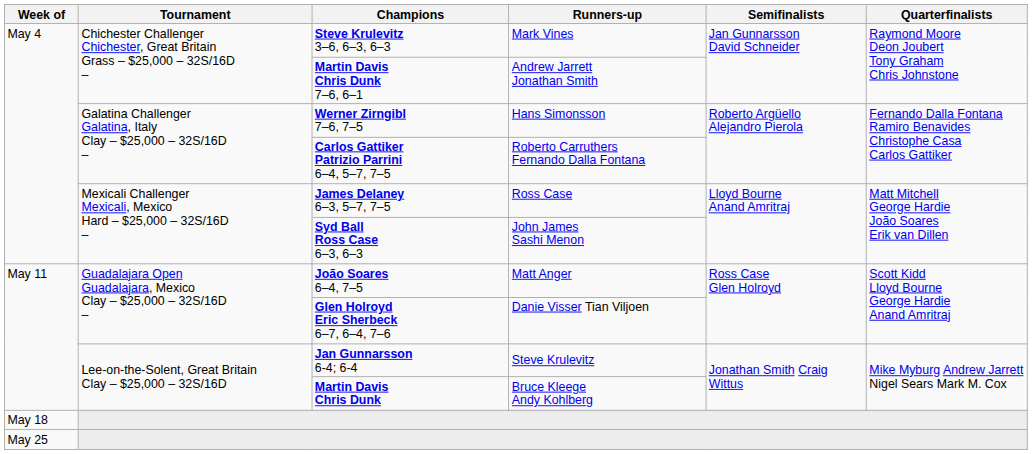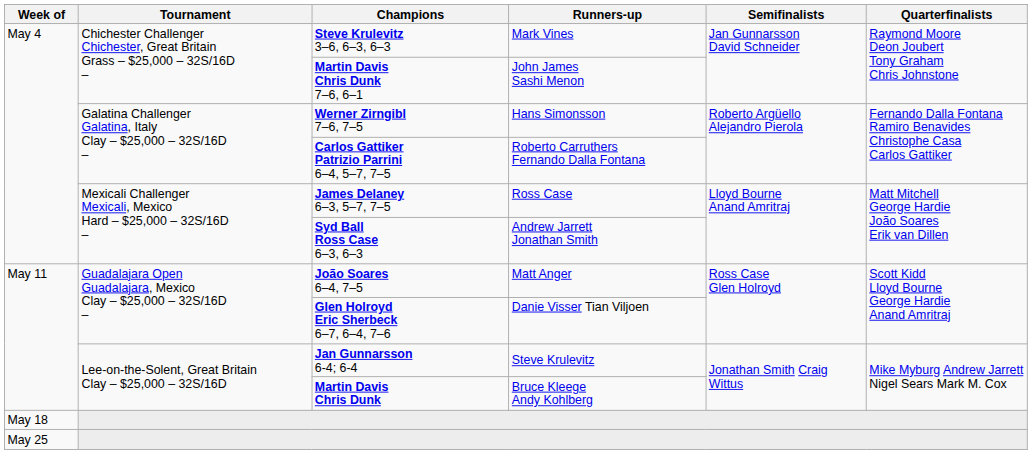(555, 73) Andrew Jarrett Jonathan Smith -> (548, 73) John James Sashi Menon
(548, 233) John James Sashi Menon -> (555, 233) Andrew Jarrett Jonathan Smith
